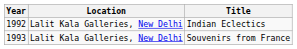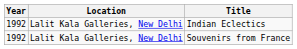(16, 38) 1993 -> (16, 38) 1992
